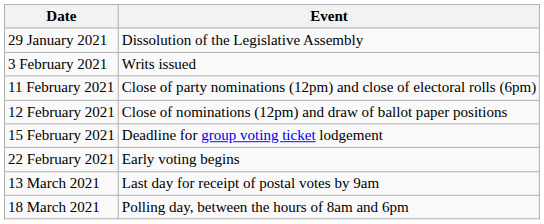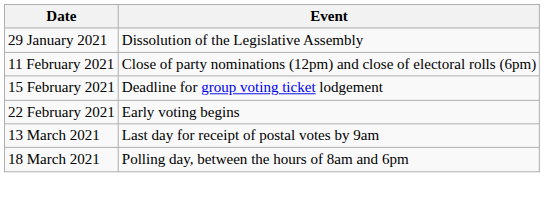- row: (58, 64)
- row: (61, 111)
